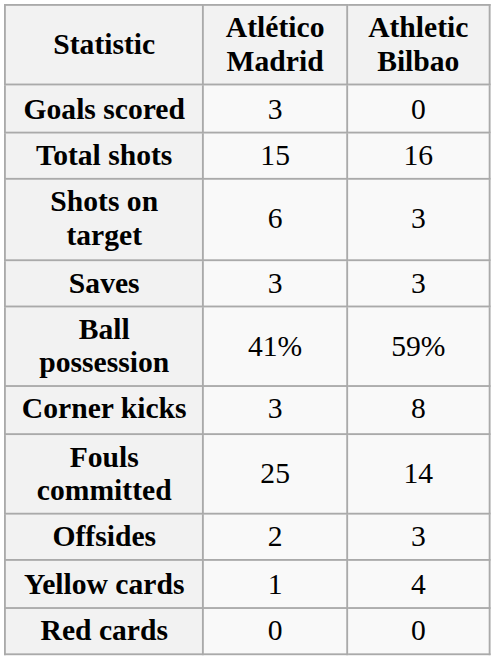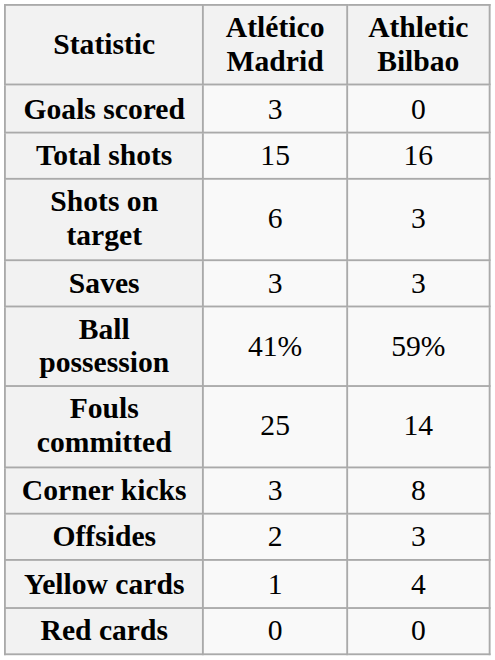rows swapped: (104, 409) <-> (104, 473)
